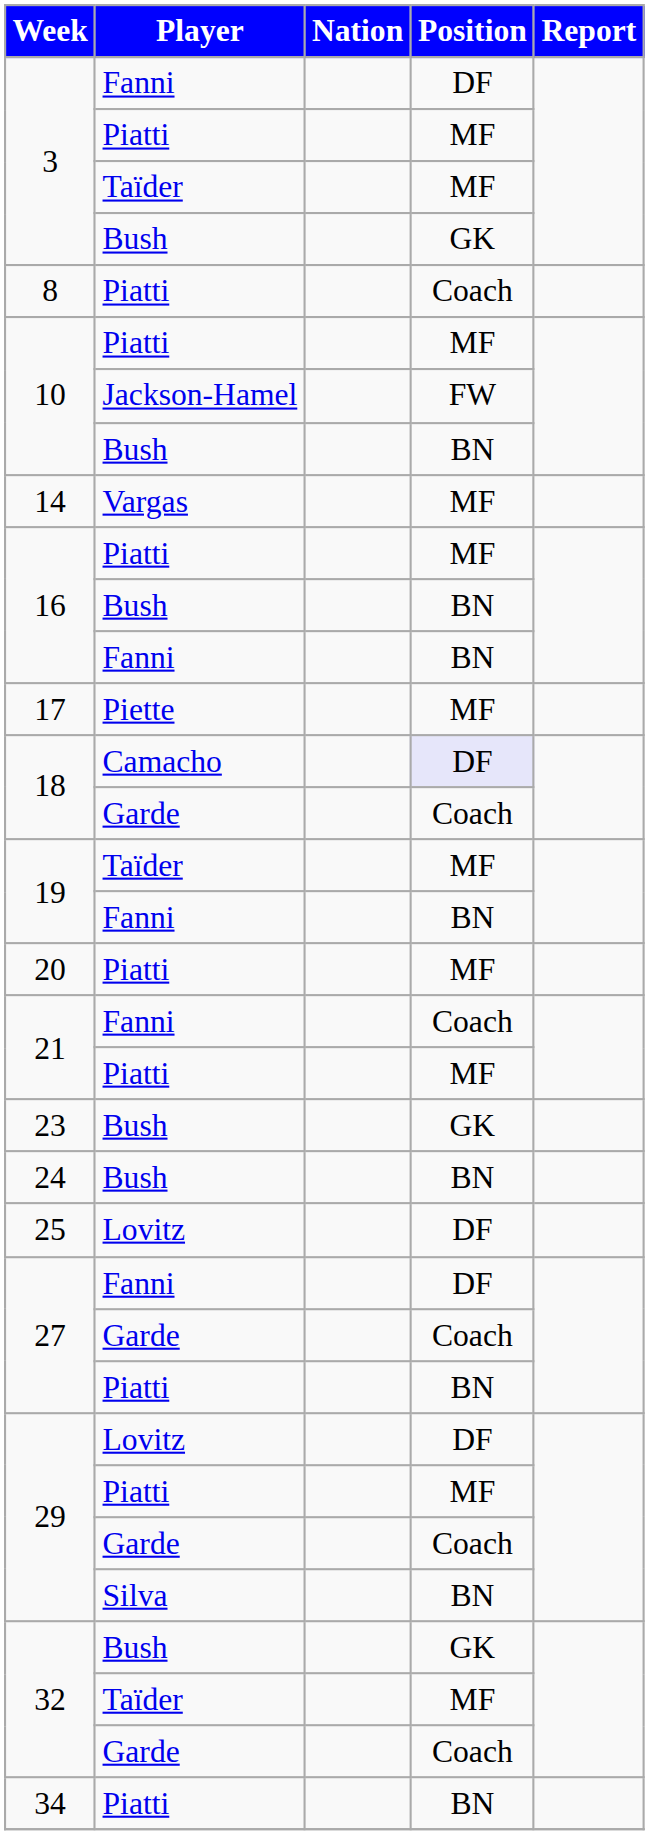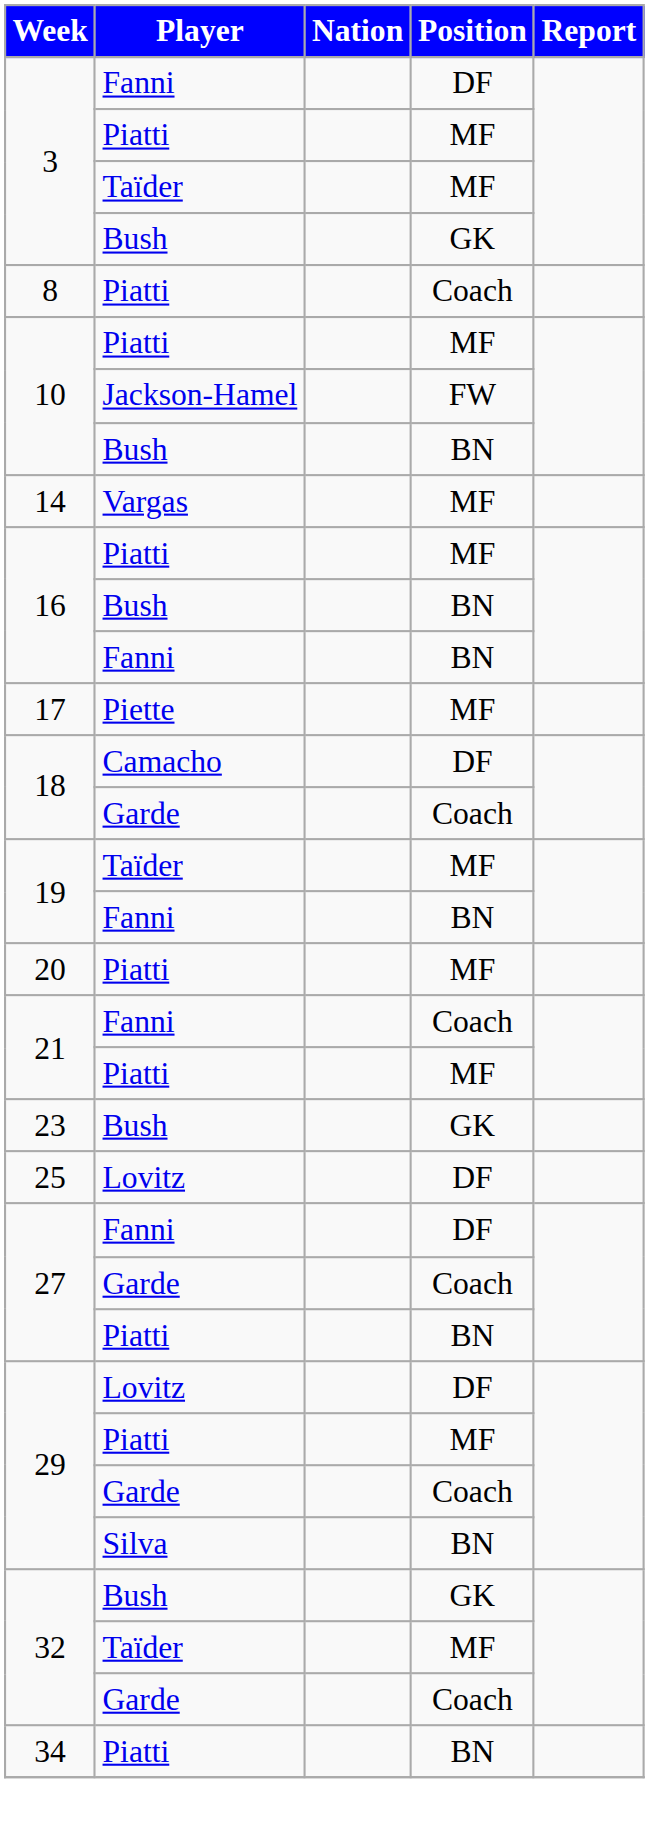(472, 760) lavender background -> (472, 760) no background
- row: (50, 1177)
